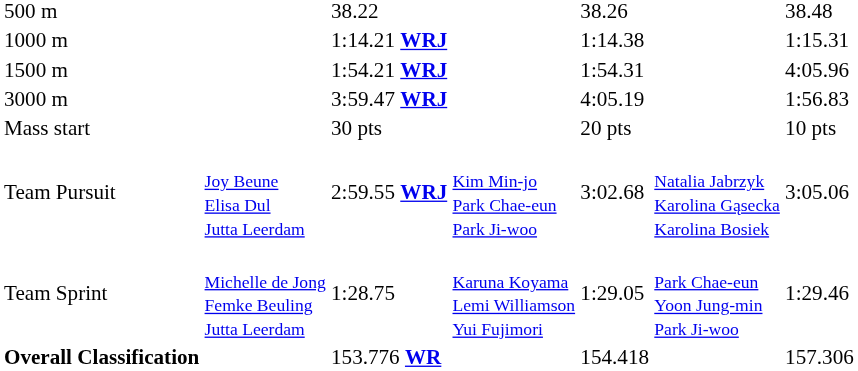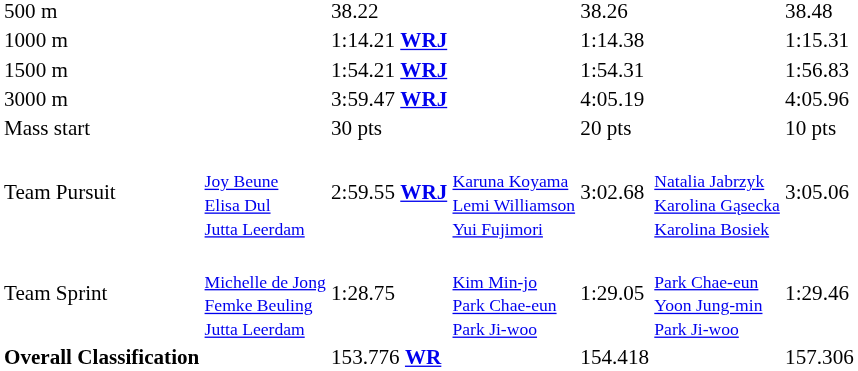(817, 69) 4:05.96 -> (817, 69) 1:56.83
(817, 98) 1:56.83 -> (817, 98) 4:05.96
(505, 205) Kim Min-jo Park Chae-eun Park Ji-woo -> (514, 205) Karuna Koyama Lemi Williamson Yui Fujimori
(514, 306) Karuna Koyama Lemi Williamson Yui Fujimori -> (505, 306) Kim Min-jo Park Chae-eun Park Ji-woo
